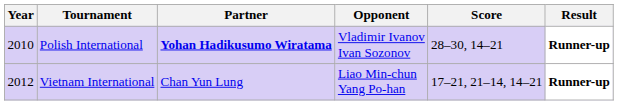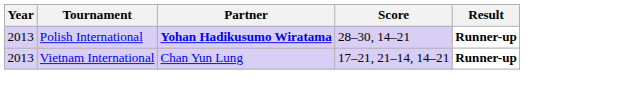- column: (381, 15)
(21, 45) 2010 -> (21, 37) 2013
(21, 82) 2012 -> (21, 58) 2013
